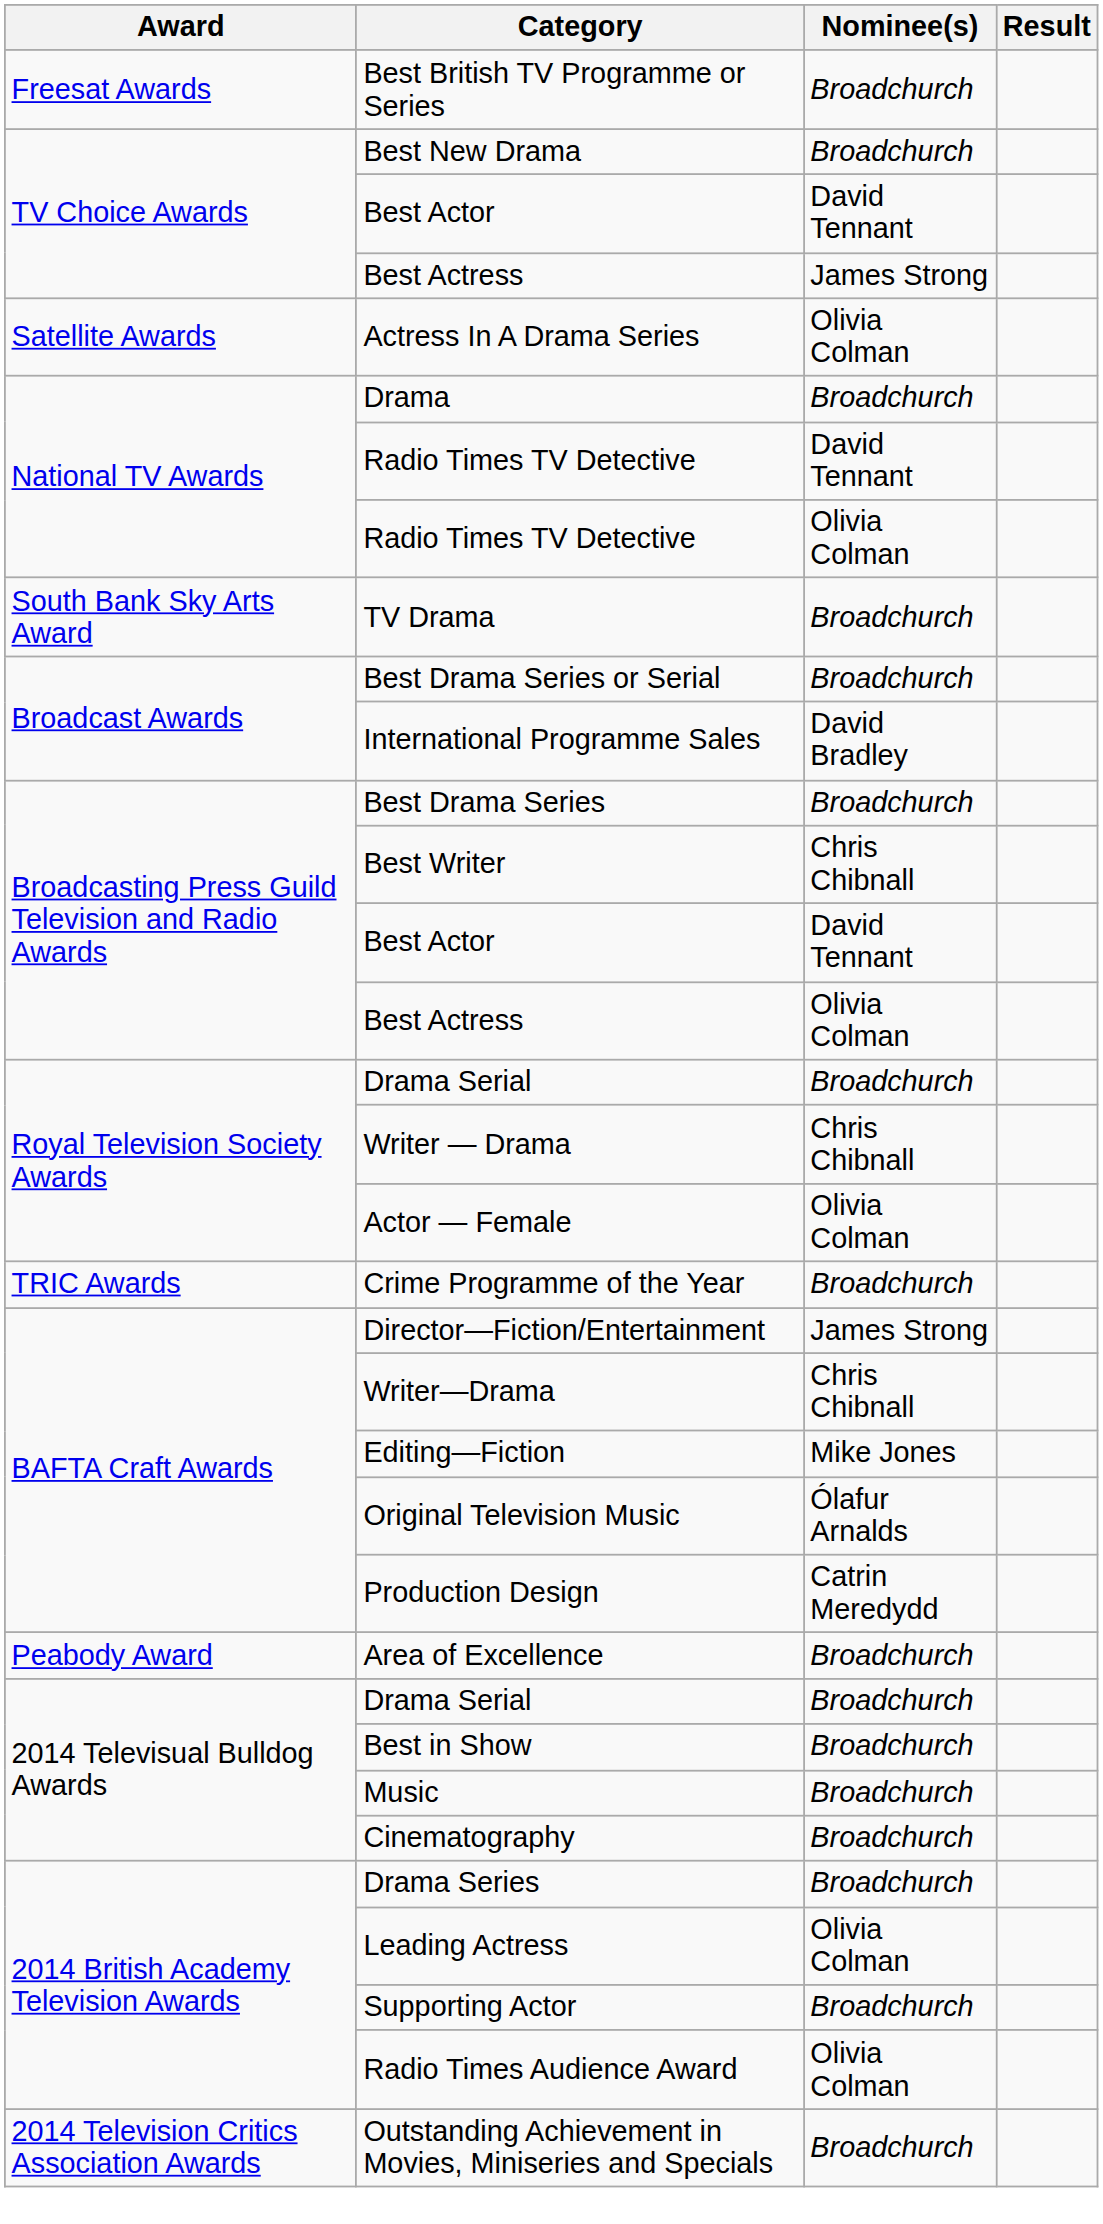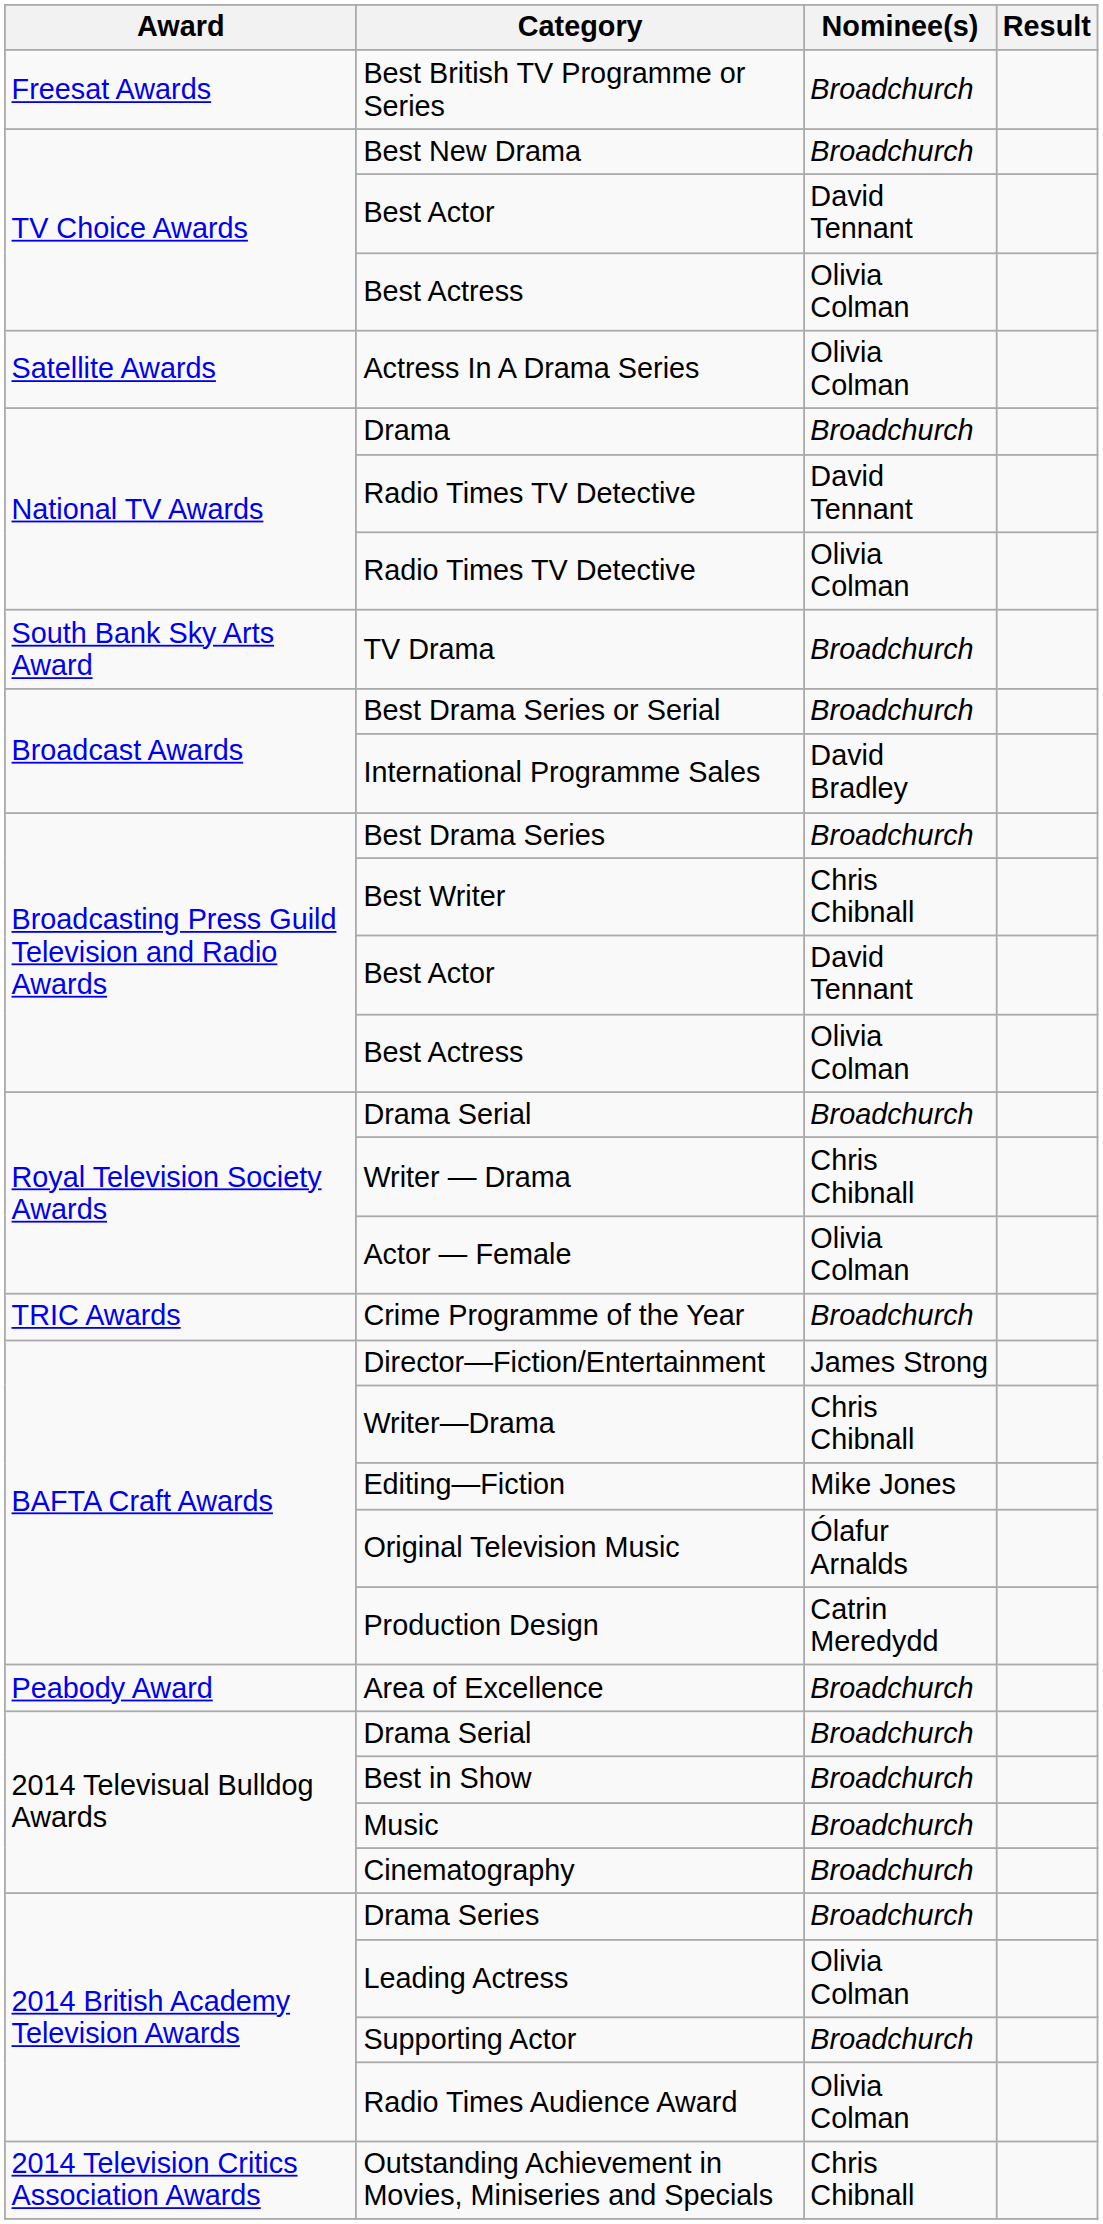(899, 274) James Strong -> (860, 291) Olivia Colman
(892, 2147) Broadchurch -> (862, 2179) Chris Chibnall
